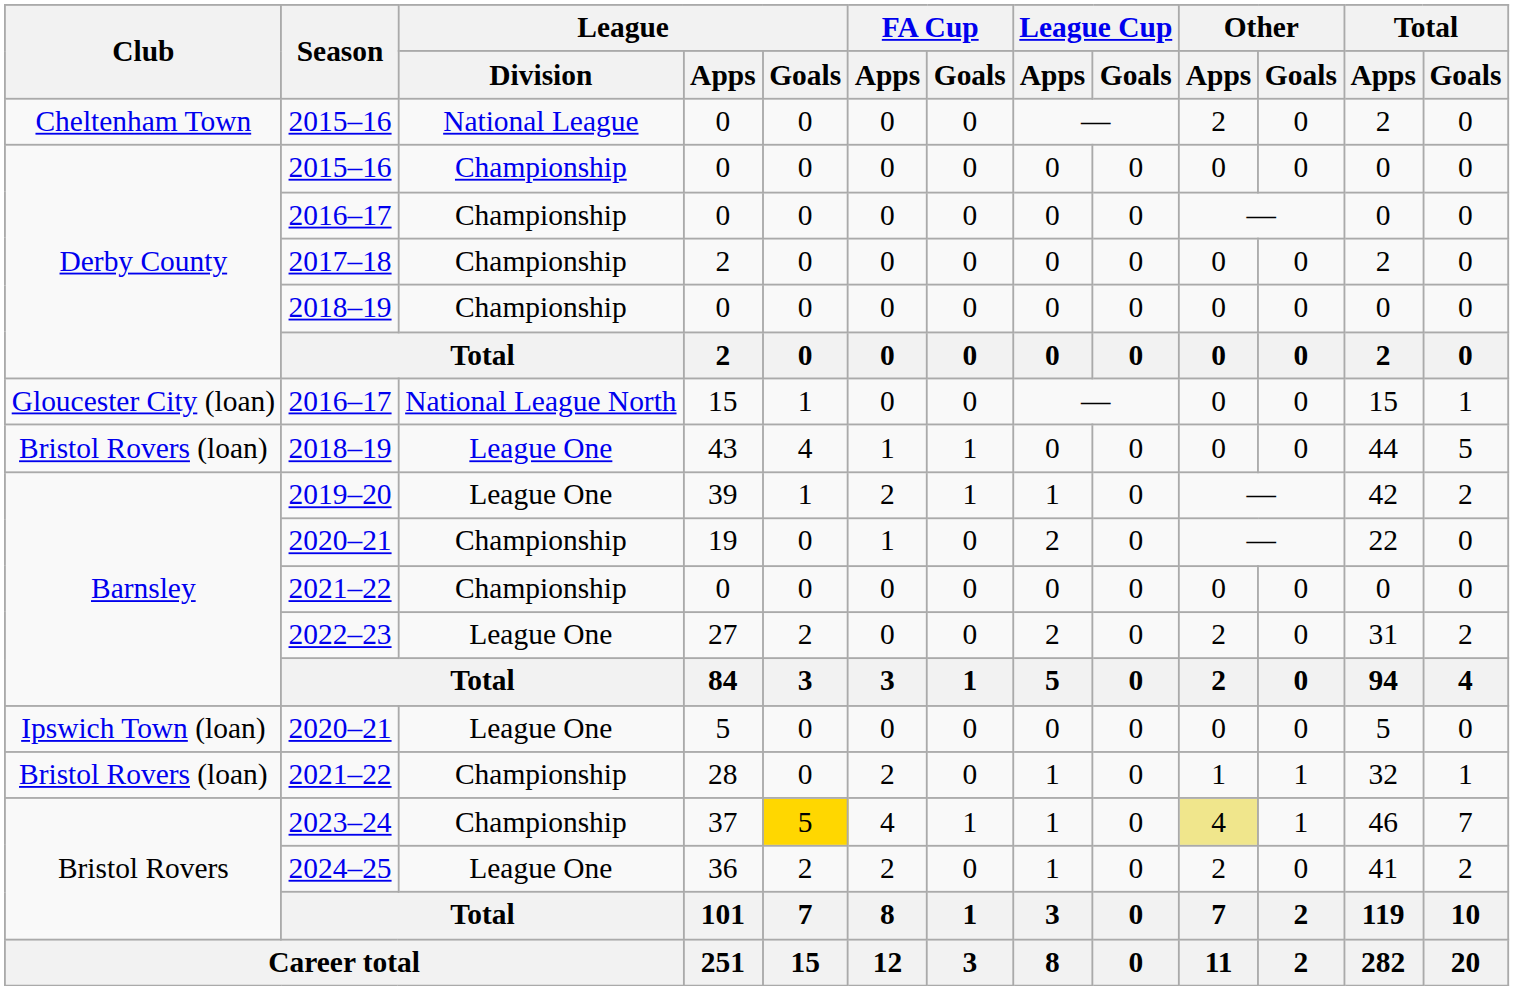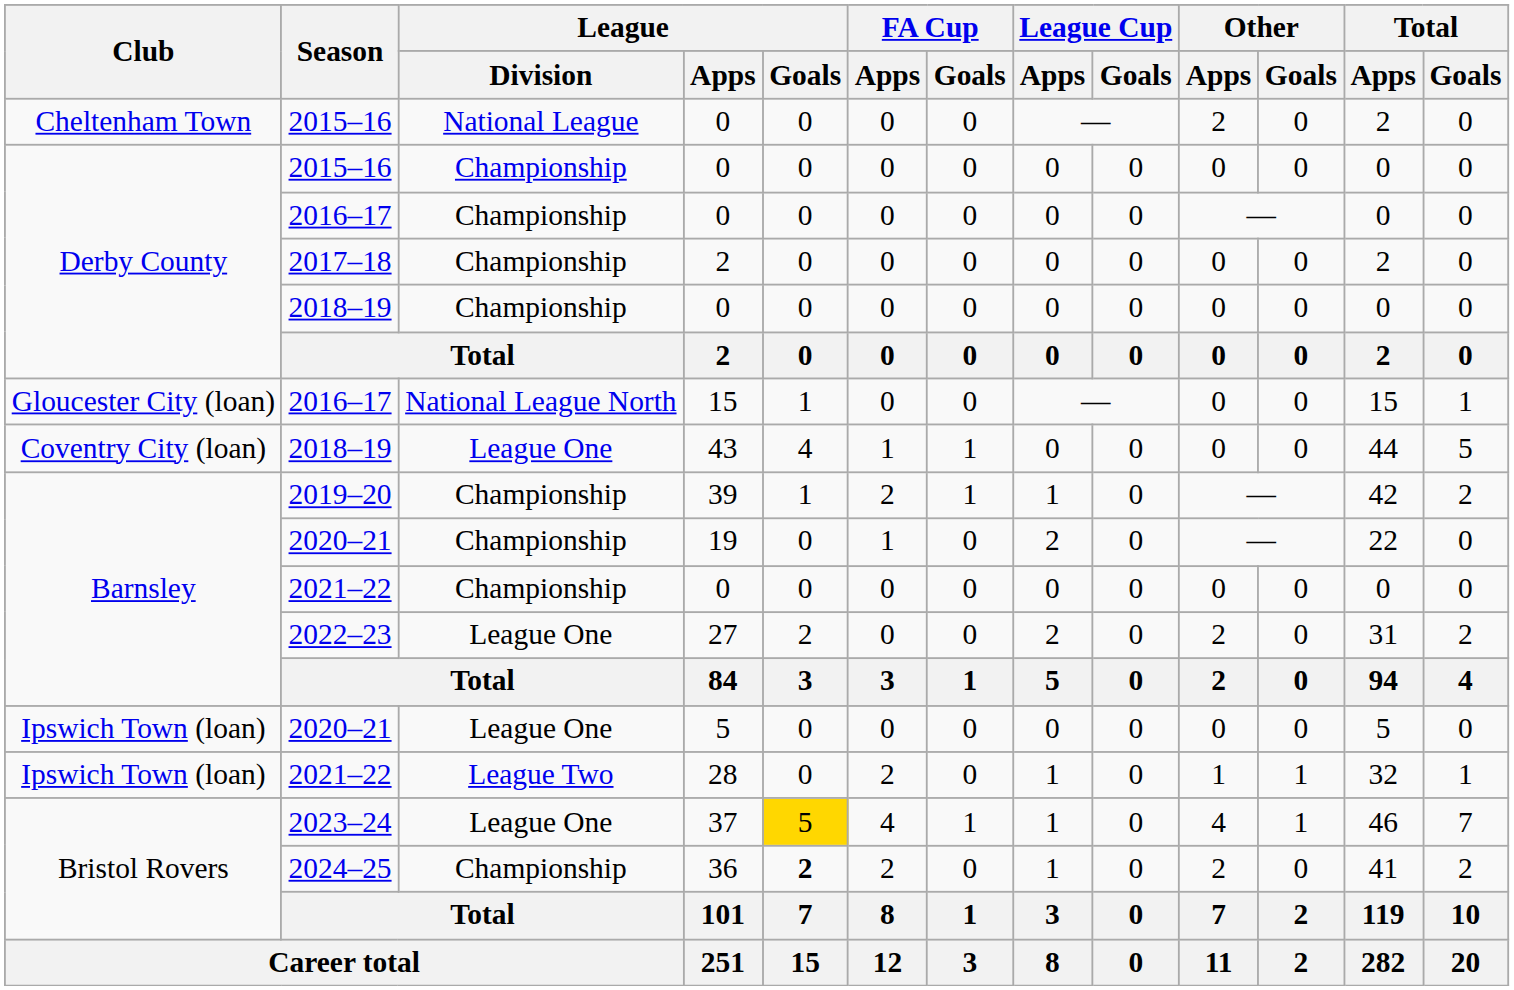(143, 448) Bristol Rovers (loan) -> (143, 448) Coventry City (loan)
(541, 494) League One -> (541, 494) Championship
(143, 774) Bristol Rovers (loan) -> (143, 774) Ipswich Town (loan)
(541, 774) Championship -> (541, 774) League Two
(541, 821) Championship -> (541, 821) League One
(1219, 821) khaki background -> (1219, 821) no background
(541, 868) League One -> (541, 868) Championship
(805, 868) normal -> (805, 868) bold
